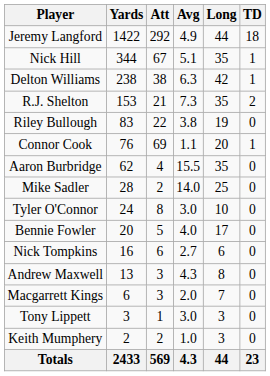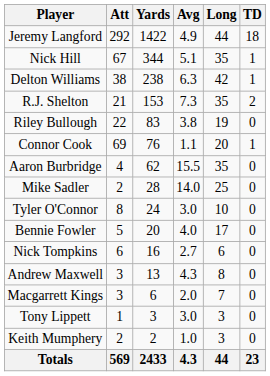columns swapped: (160, 15) <-> (126, 15)
